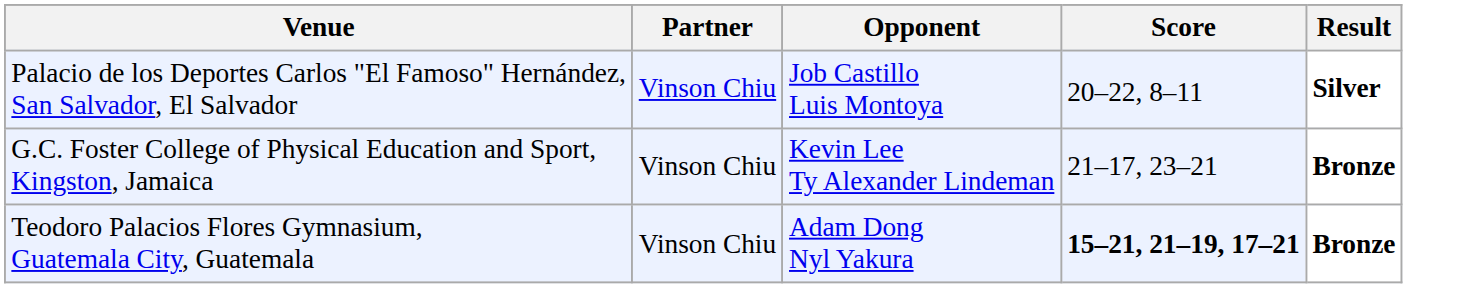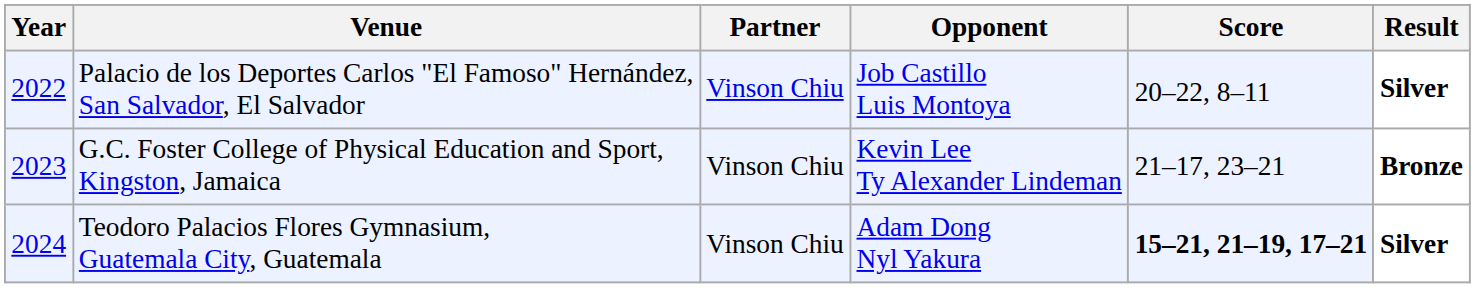+ column: (39, 27)
(1354, 243) Bronze -> (1414, 243) Silver
